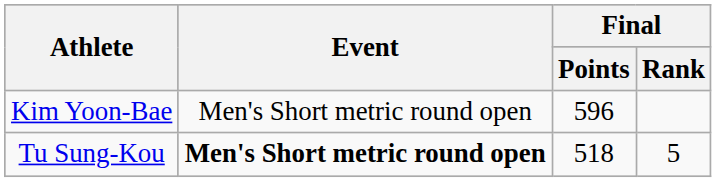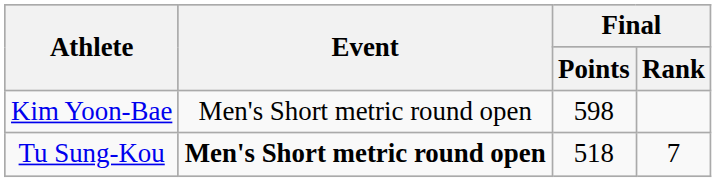(594, 111) 596 -> (594, 111) 598
(673, 153) 5 -> (673, 153) 7
